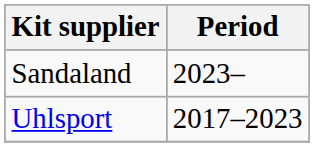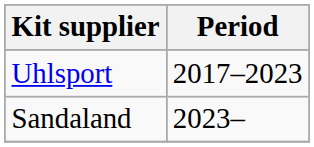rows swapped: (62, 118) <-> (72, 73)
